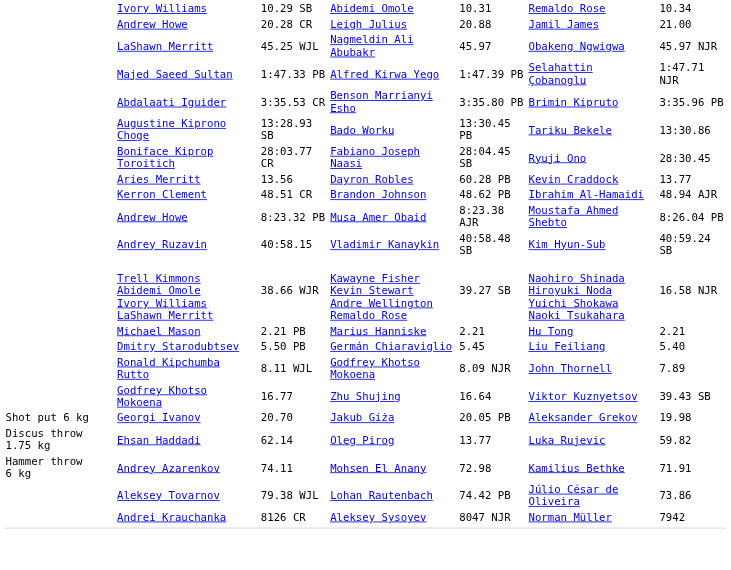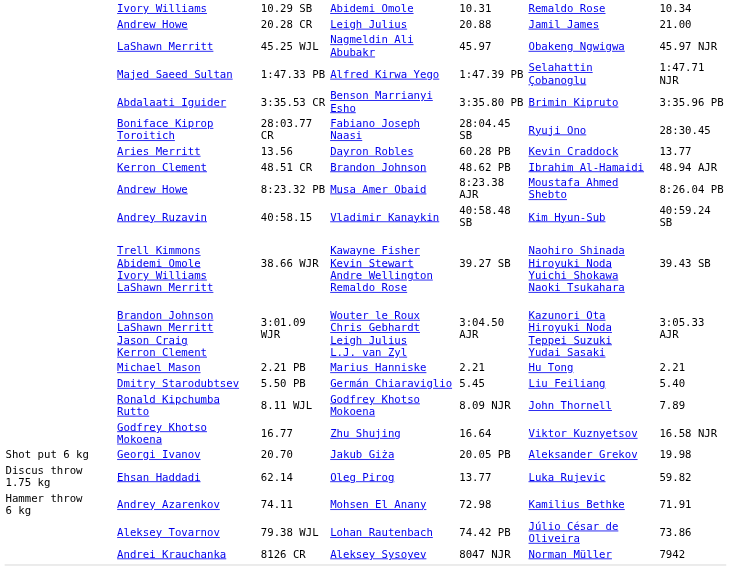- row: (287, 130)
(688, 291) 16.58 NJR -> (685, 263) 39.43 SB
+ row: (283, 328)
(685, 396) 39.43 SB -> (688, 433) 16.58 NJR
